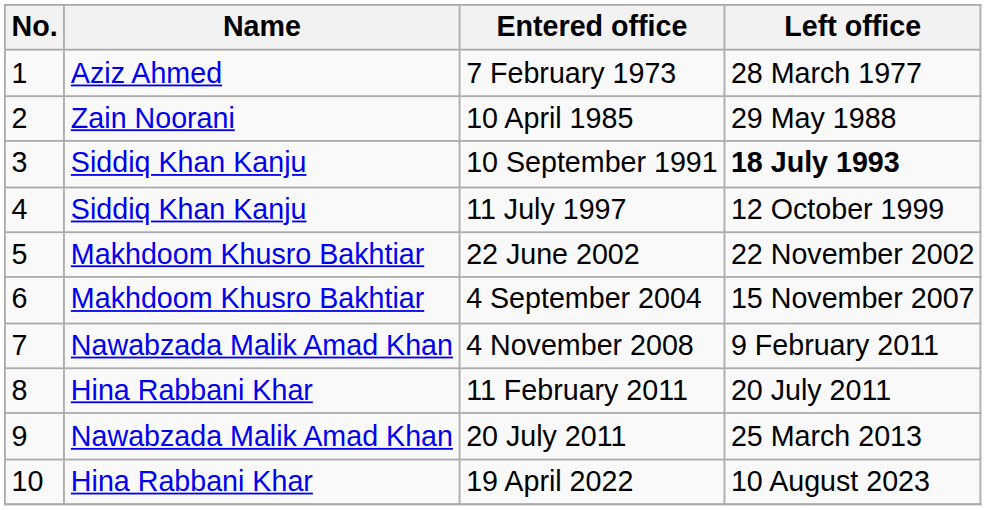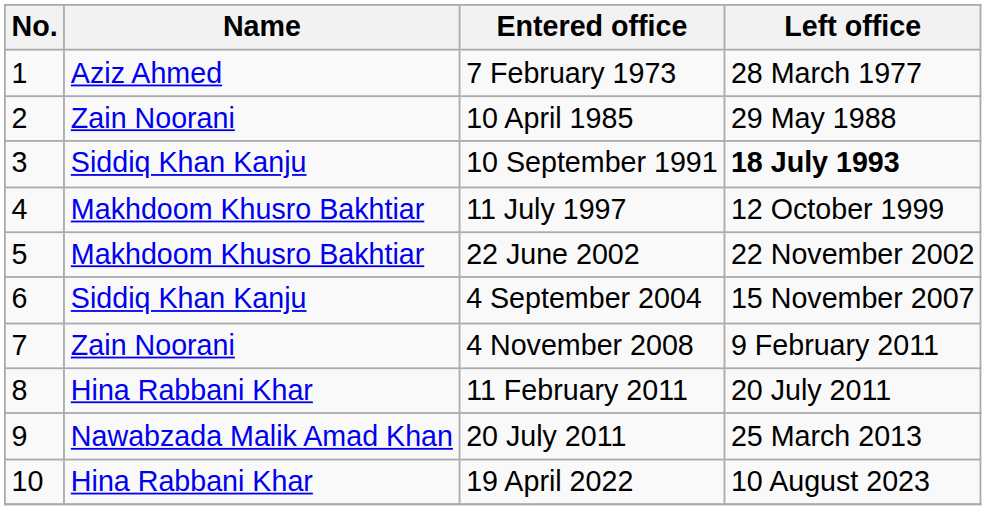(189, 208) Siddiq Khan Kanju -> (248, 208) Makhdoom Khusro Bakhtiar
(248, 299) Makhdoom Khusro Bakhtiar -> (189, 299) Siddiq Khan Kanju
(262, 345) Nawabzada Malik Amad Khan -> (153, 345) Zain Noorani
